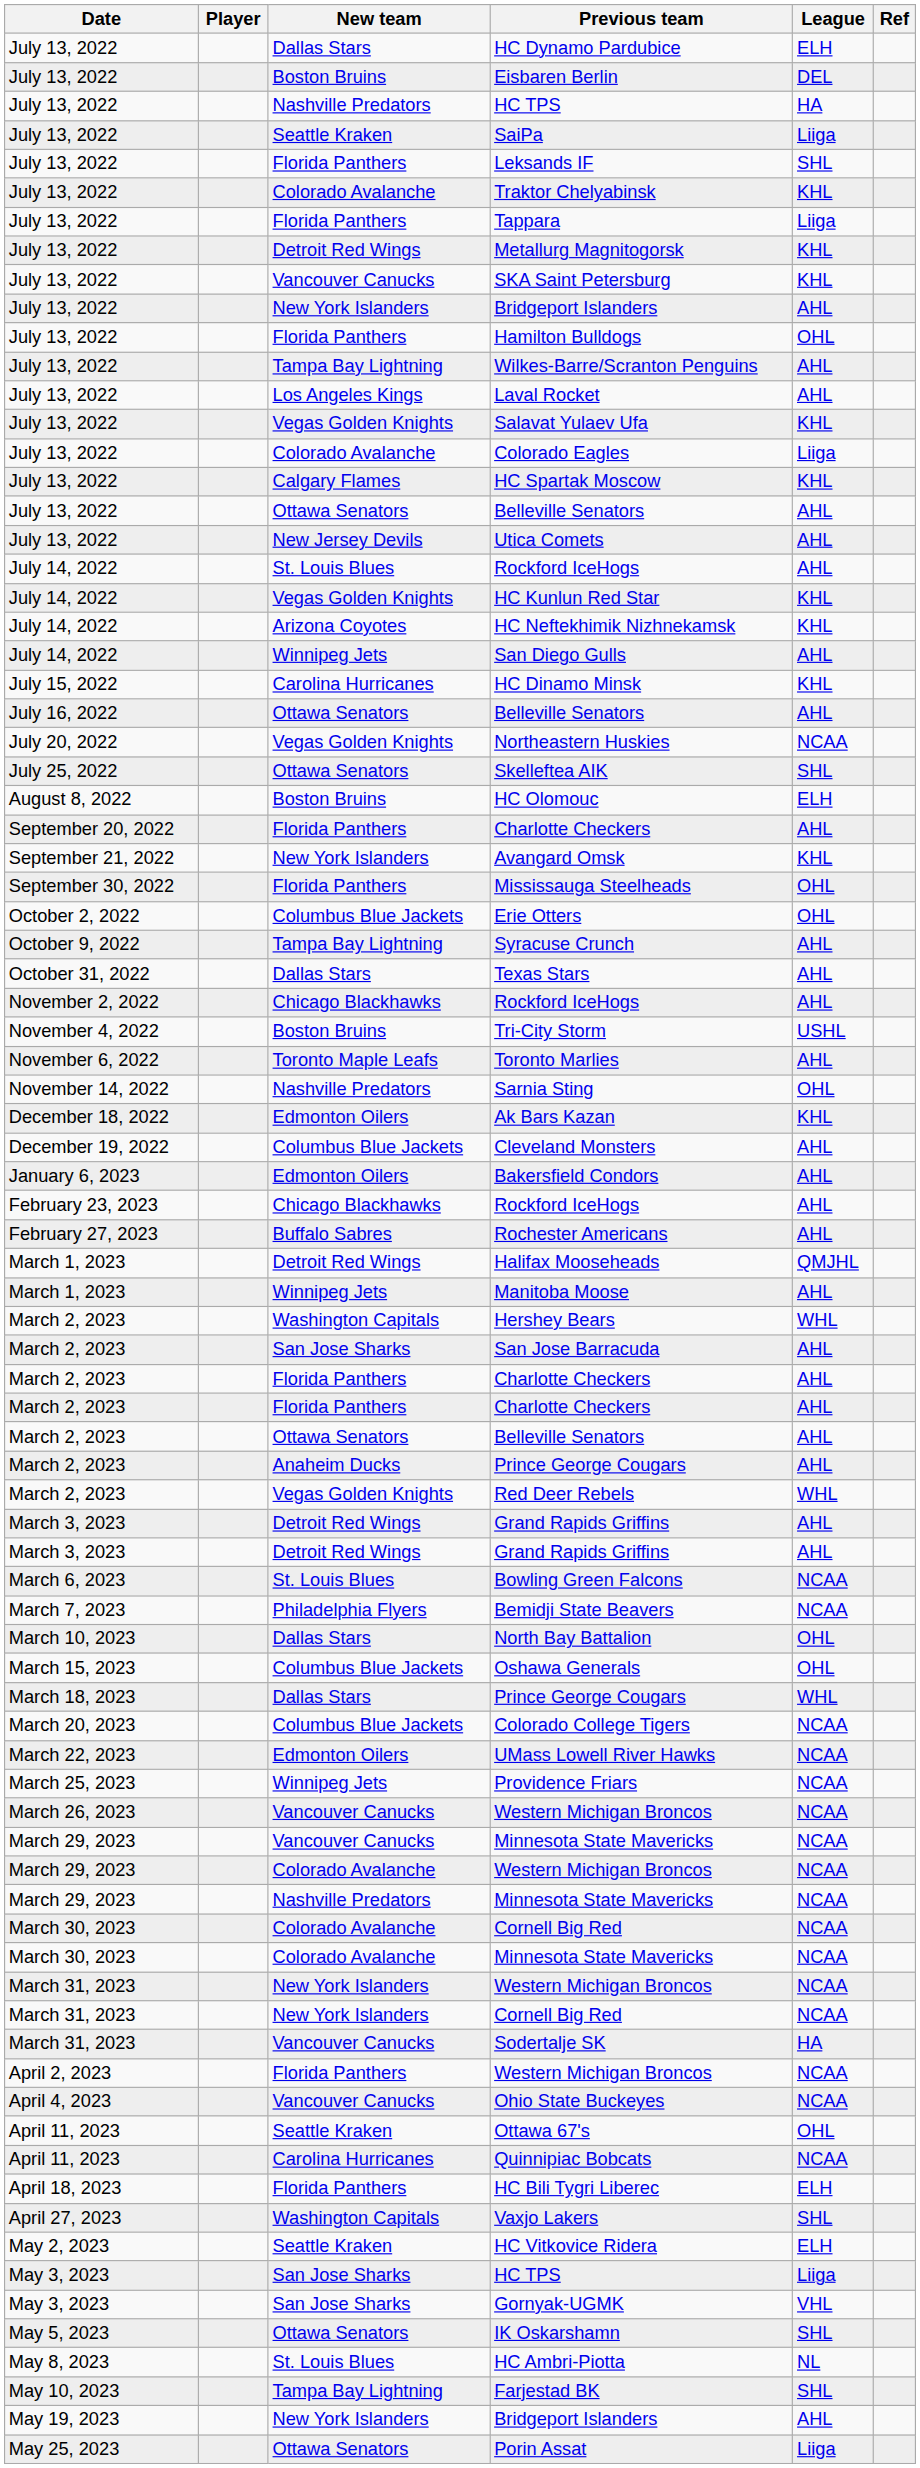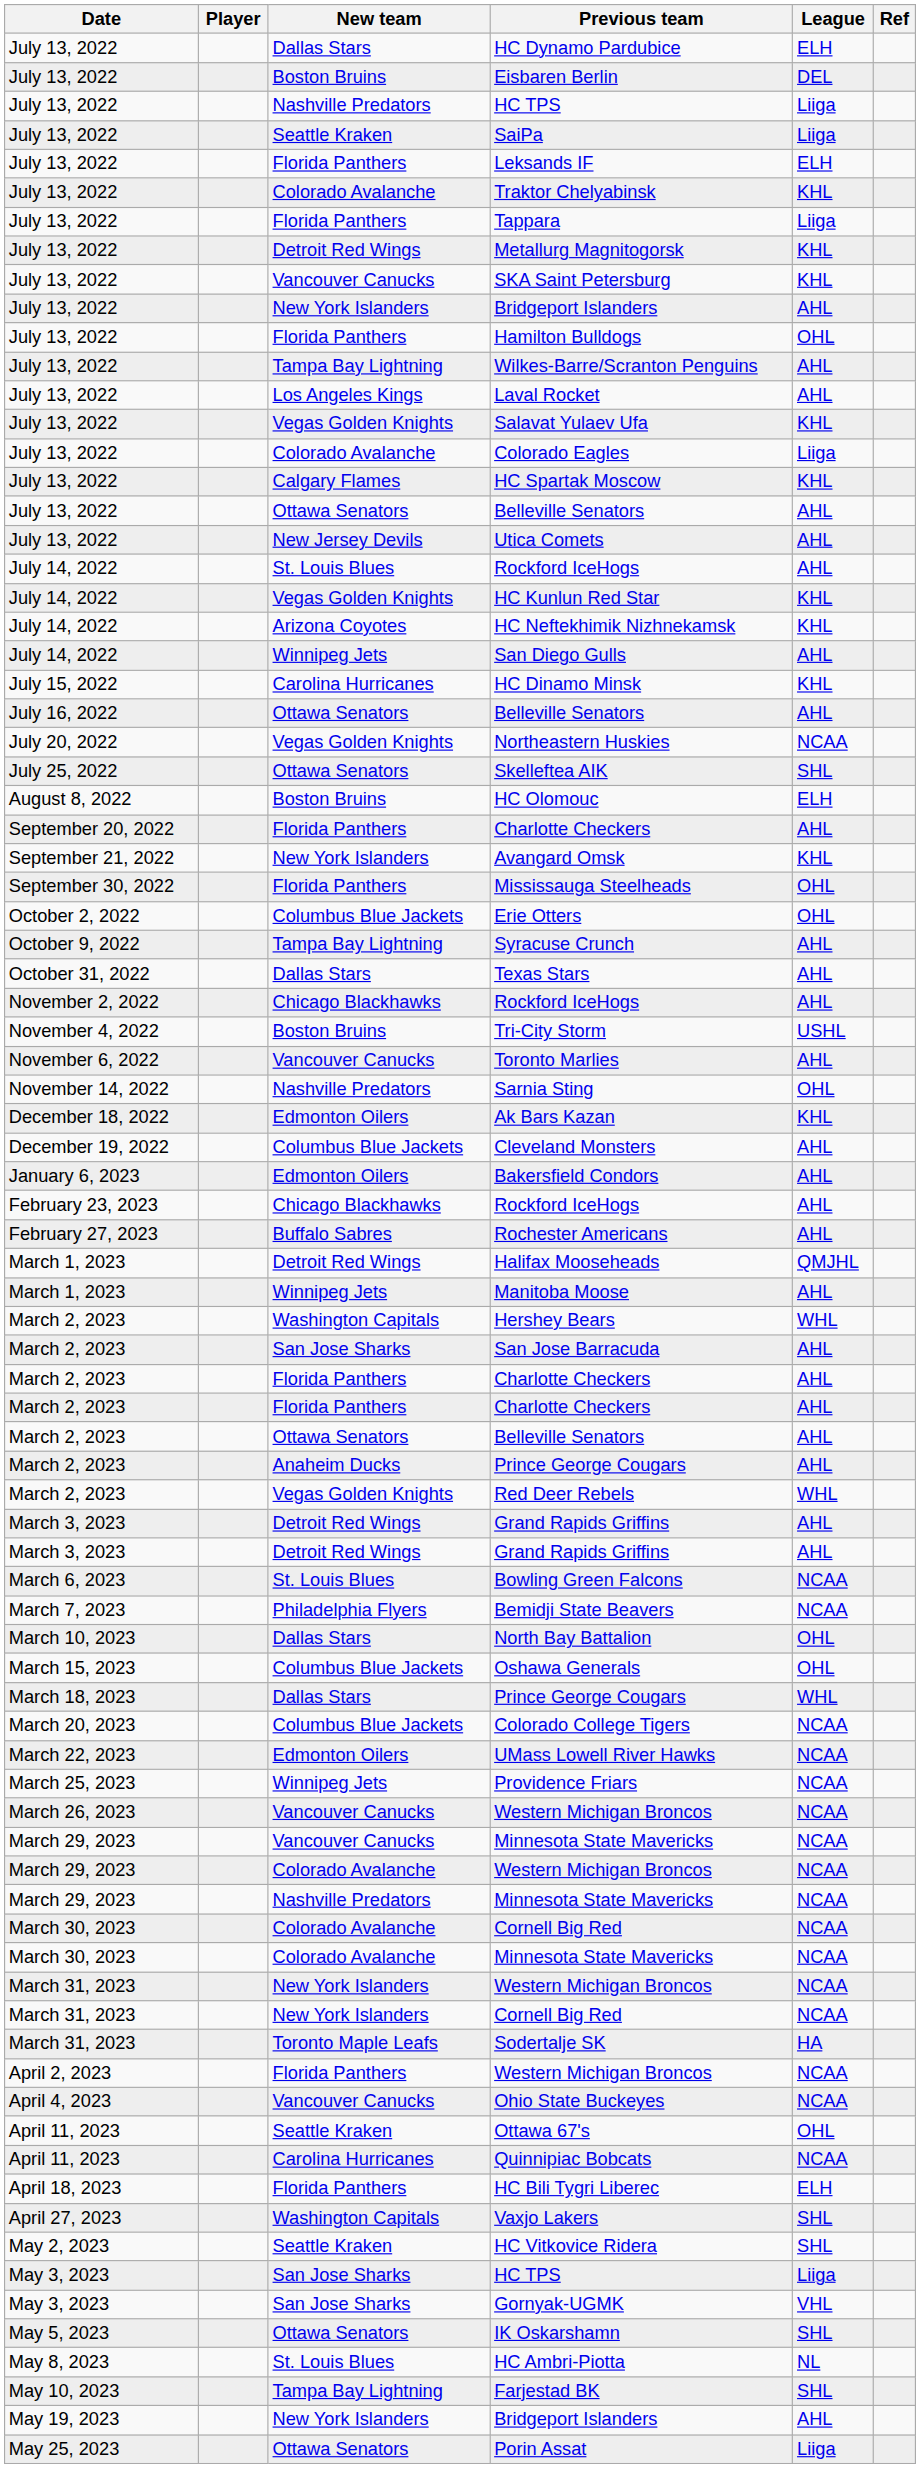(810, 105) HA -> (816, 105) Liiga
(815, 163) SHL -> (815, 163) ELH
(355, 1060) Toronto Maple Leafs -> (353, 1060) Vancouver Canucks
(353, 2043) Vancouver Canucks -> (355, 2043) Toronto Maple Leafs
(815, 2246) ELH -> (815, 2246) SHL
